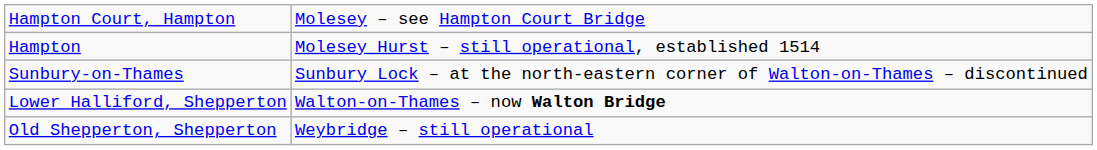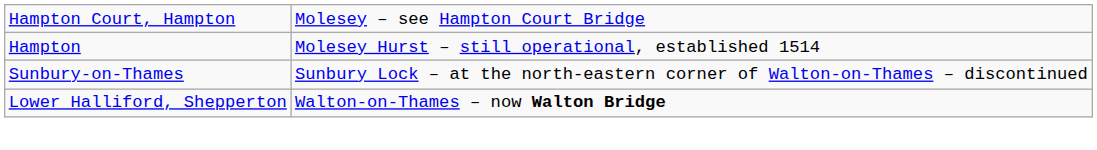- row: (143, 131)
